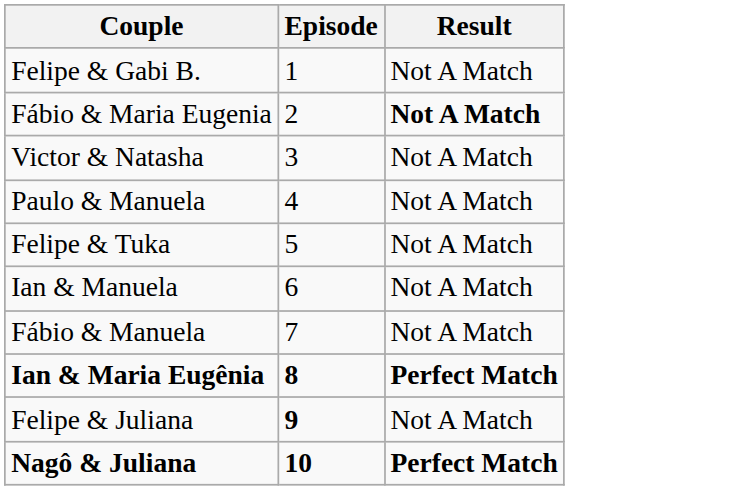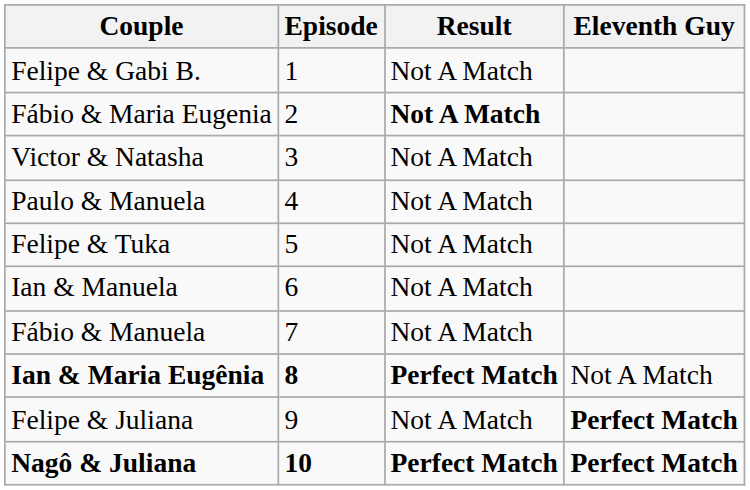+ column: (654, 26)
(291, 419) bold -> (291, 419) normal
